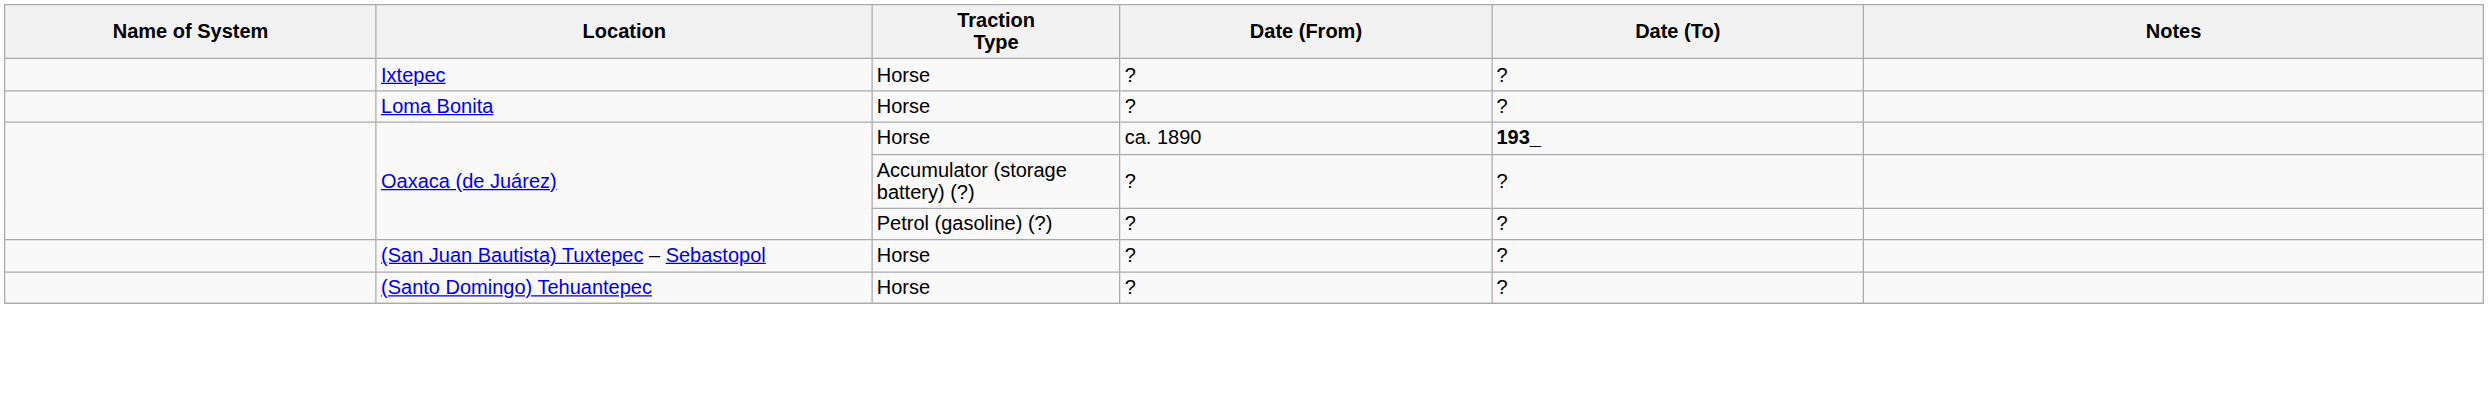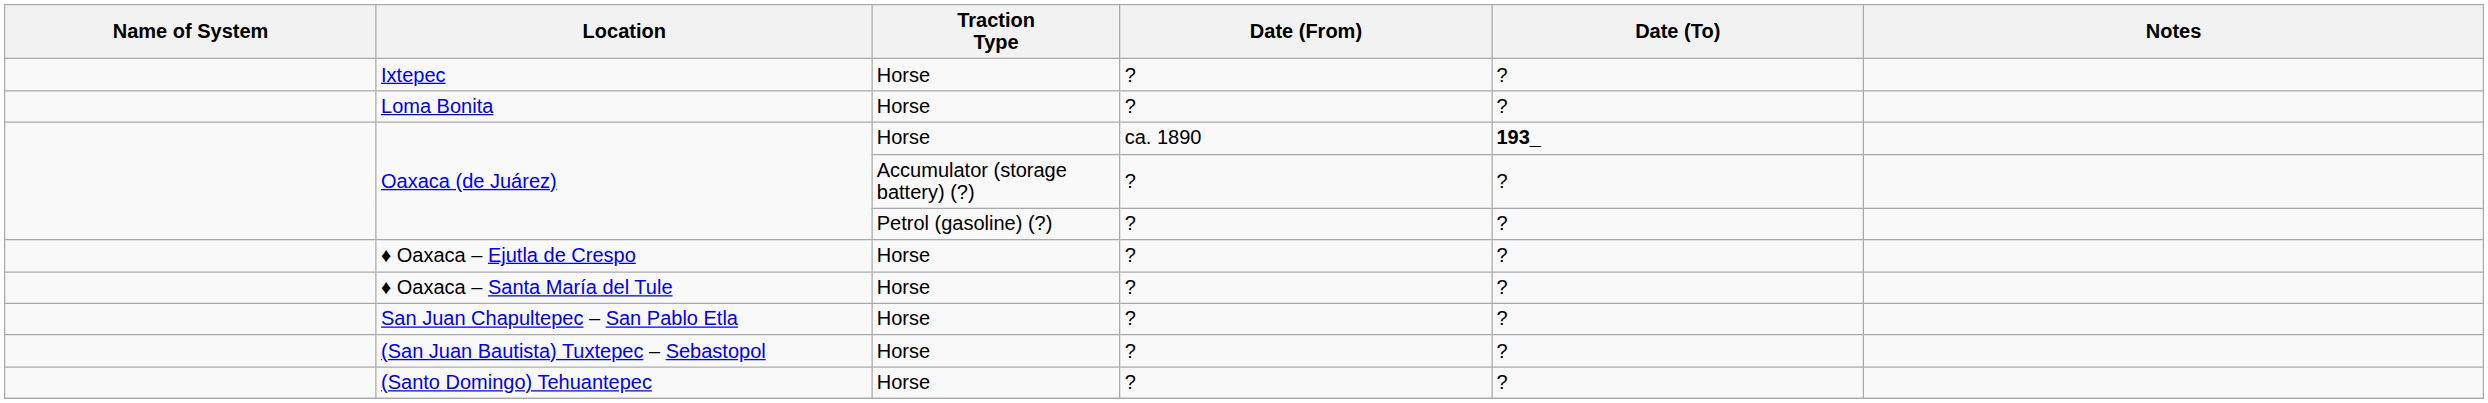+ row: (508, 255)
+ row: (527, 287)
+ row: (560, 319)
